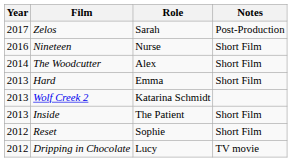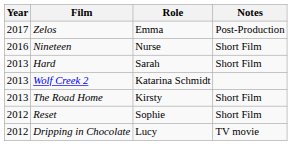(147, 30) Sarah -> (149, 30) Emma
- row: (67, 64)
(149, 81) Emma -> (147, 64) Sarah
+ row: (68, 98)
- row: (46, 115)
